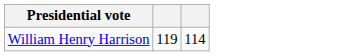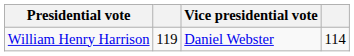+ column: (251, 16)
